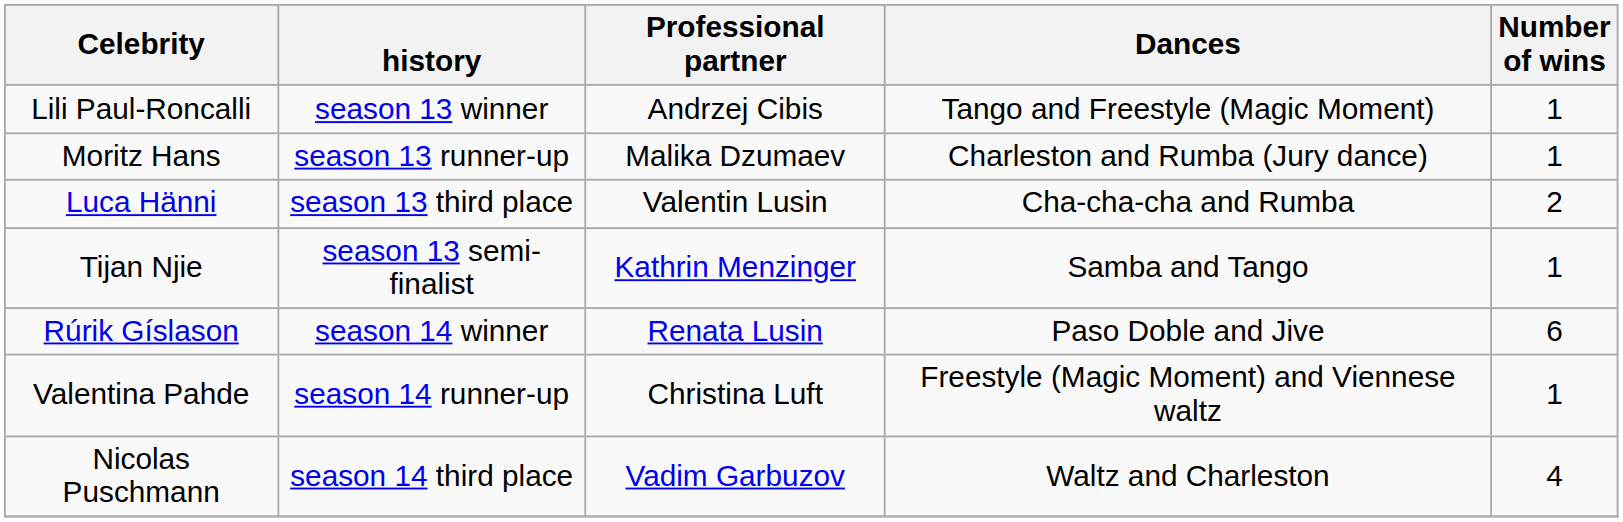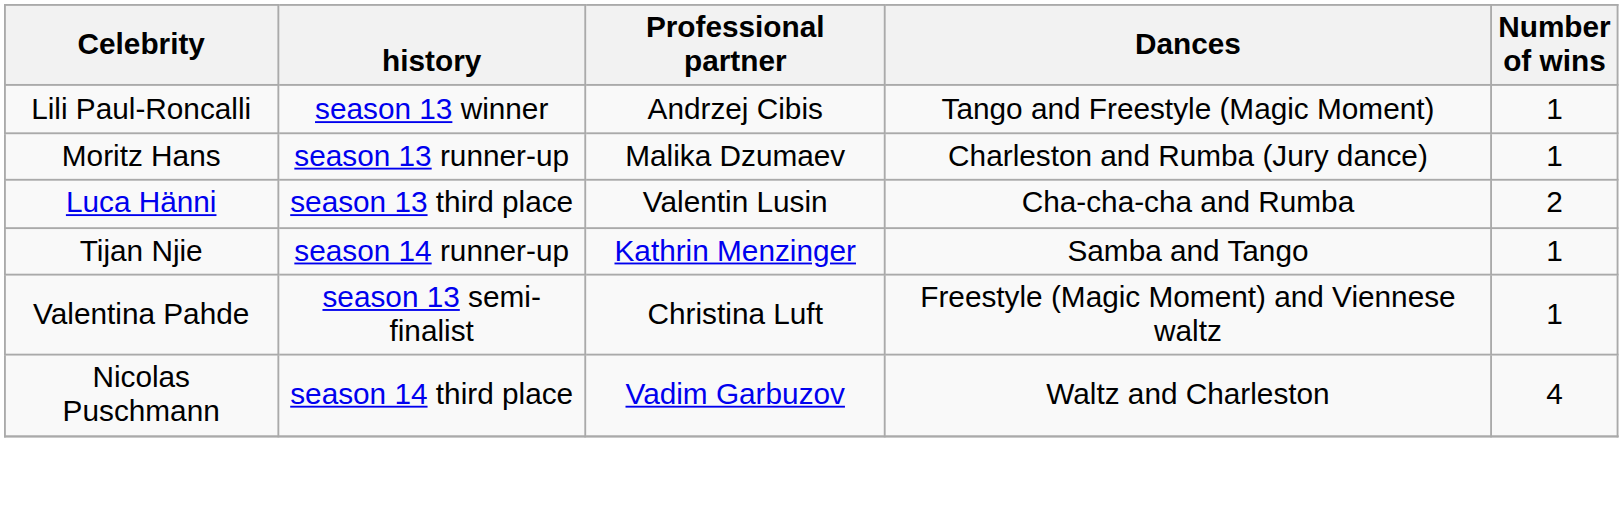(432, 267) season 13 semi-finalist -> (432, 250) season 14 runner-up
- row: (141, 331)
(432, 394) season 14 runner-up -> (432, 314) season 13 semi-finalist
